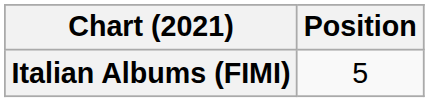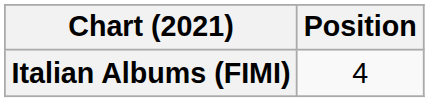(360, 72) 5 -> (360, 72) 4
